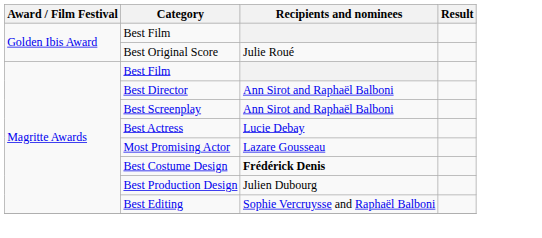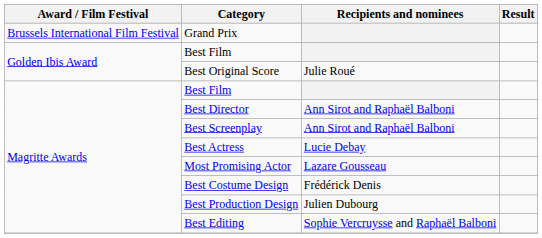+ row: (93, 33)
(284, 166) bold -> (342, 185) normal
